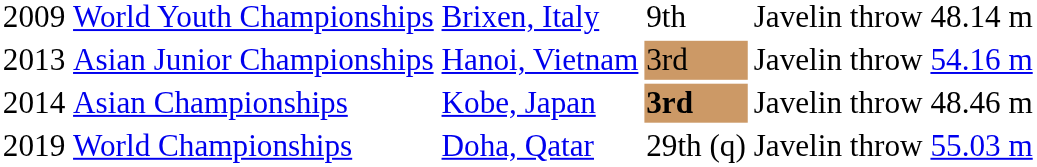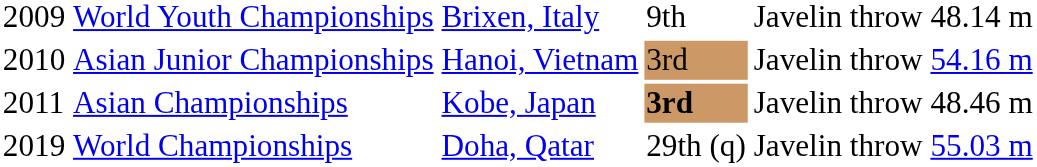(34, 59) 2013 -> (34, 59) 2010
(34, 102) 2014 -> (33, 102) 2011
